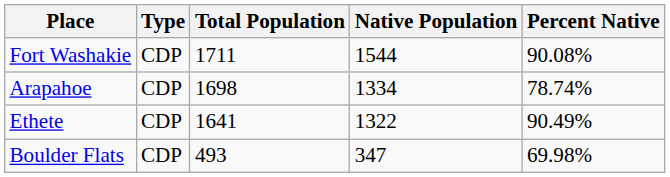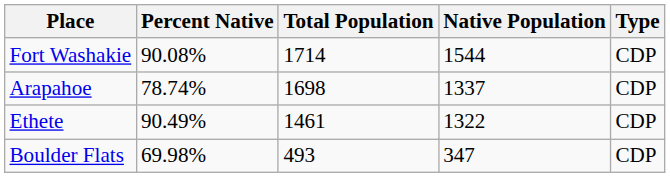columns swapped: (163, 21) <-> (593, 21)
(216, 54) 1711 -> (305, 54) 1714
(376, 88) 1334 -> (464, 88) 1337
(216, 121) 1641 -> (305, 121) 1461
